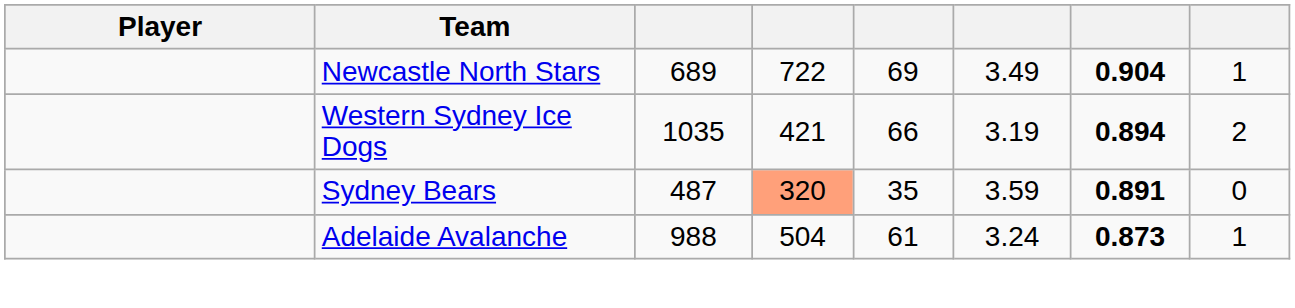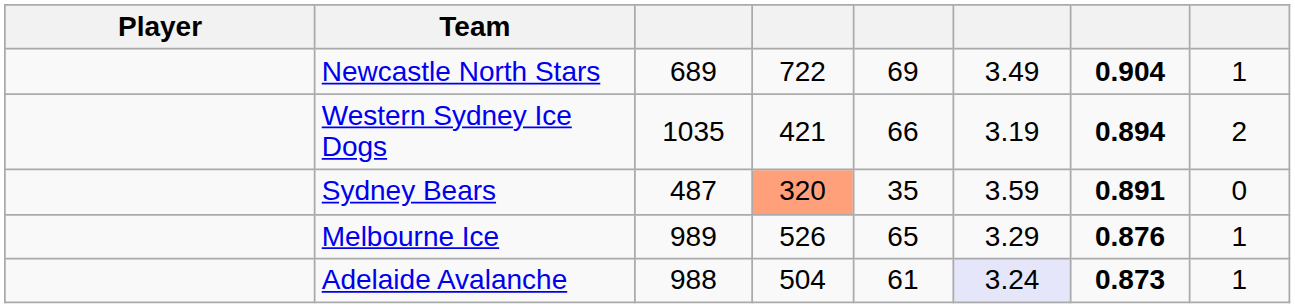+ row: (410, 235)
(1012, 235) no background -> (1012, 280) lavender background
